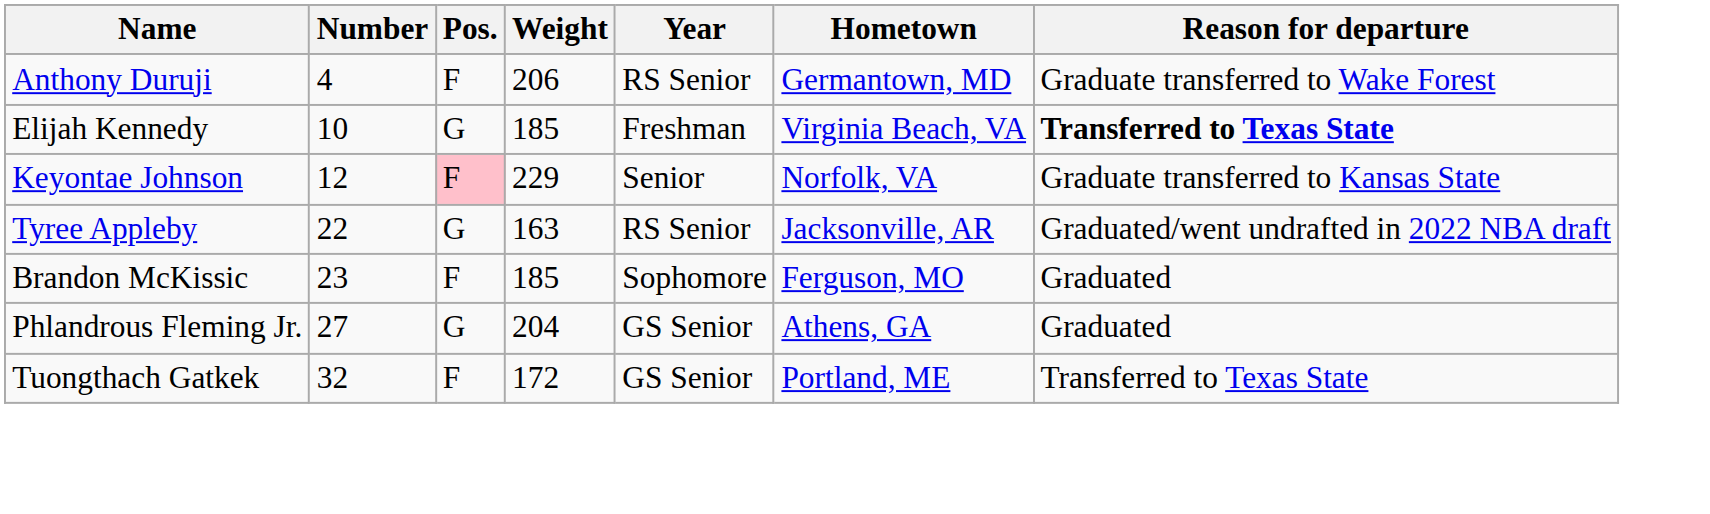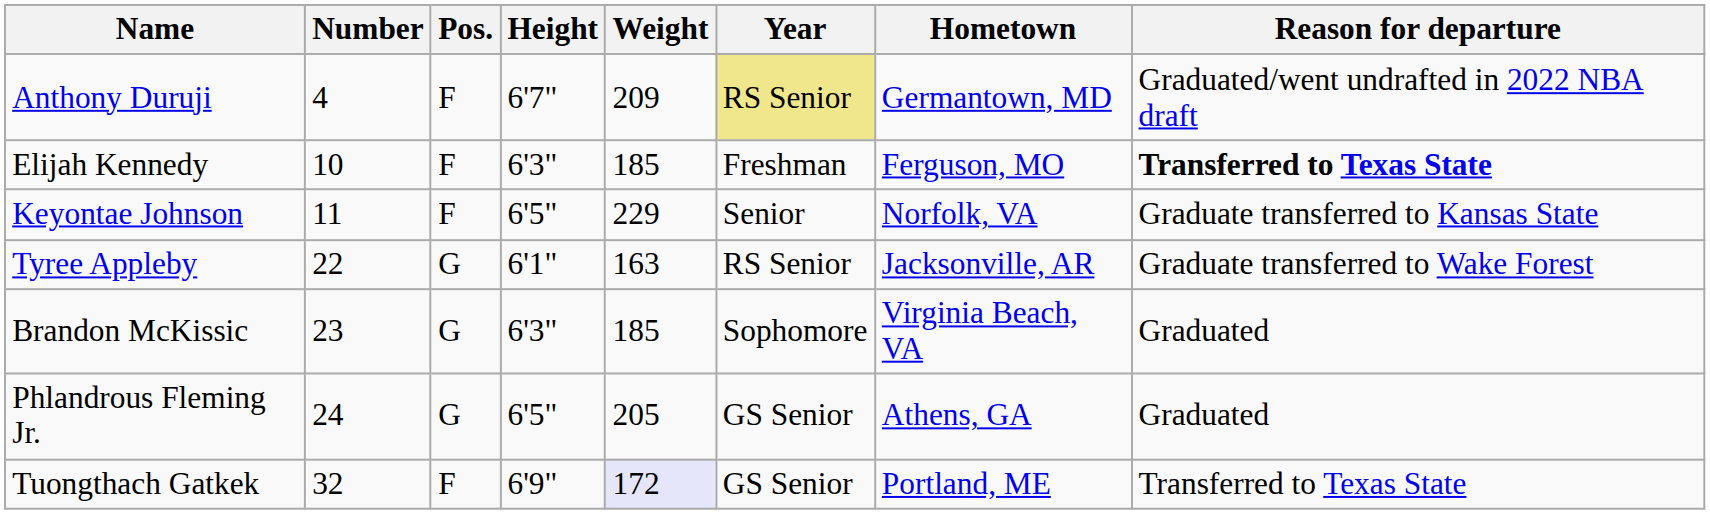+ column: (553, 29)
(536, 79) 206 -> (636, 96) 209
(686, 79) no background -> (787, 96) khaki background
(1268, 79) Graduate transferred to Wake Forest -> (1391, 96) Graduated/went undrafted in 2022 NBA draft
(454, 128) G -> (447, 164) F
(904, 128) Virginia Beach, VA -> (973, 164) Ferguson, MO
(332, 178) 12 -> (327, 213) 11
(451, 178) pink background -> (447, 213) no background
(1326, 228) Graduated/went undrafted in 2022 NBA draft -> (1366, 263) Graduate transferred to Wake Forest
(451, 278) F -> (449, 330) G
(873, 278) Ferguson, MO -> (980, 330) Virginia Beach, VA
(332, 327) 27 -> (328, 415) 24
(536, 327) 204 -> (636, 415) 205
(536, 377) no background -> (636, 483) lavender background
